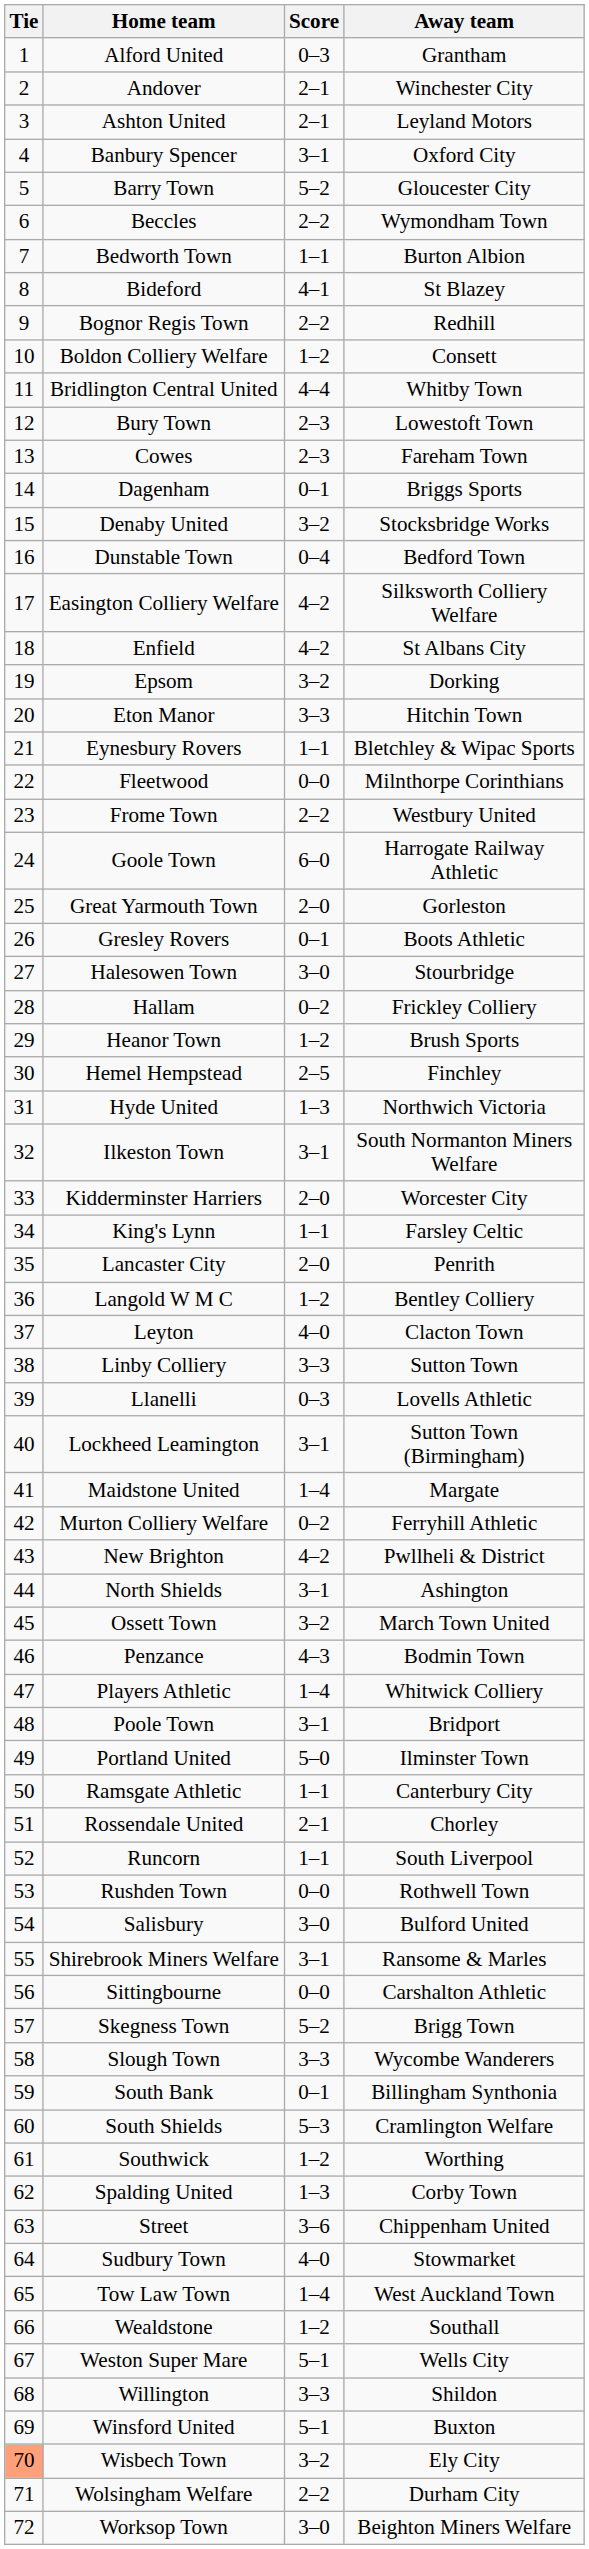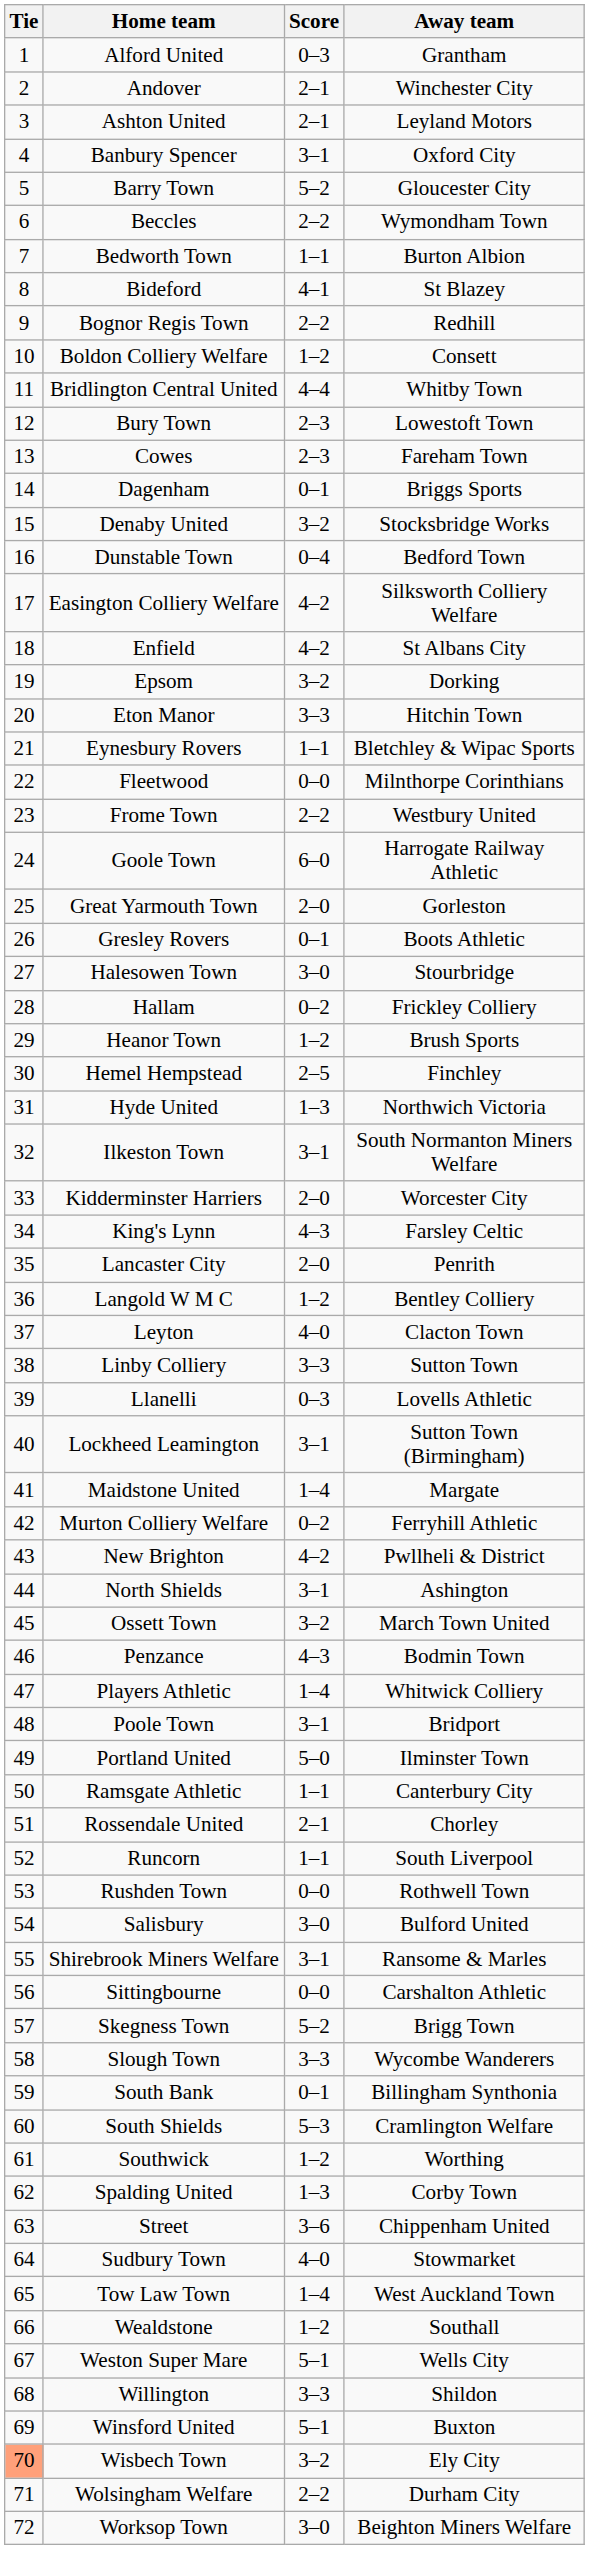(314, 1231) 1–1 -> (314, 1231) 4–3
